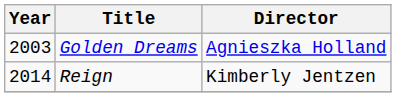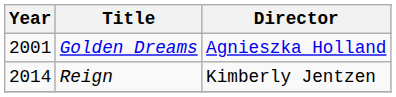(30, 48) 2003 -> (30, 48) 2001
